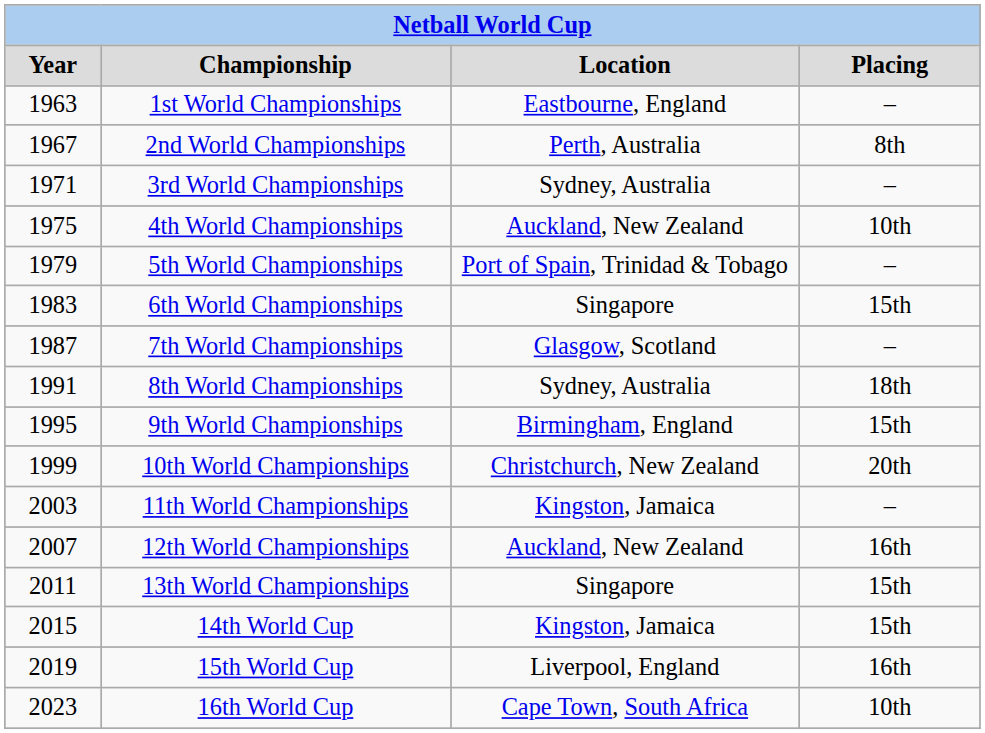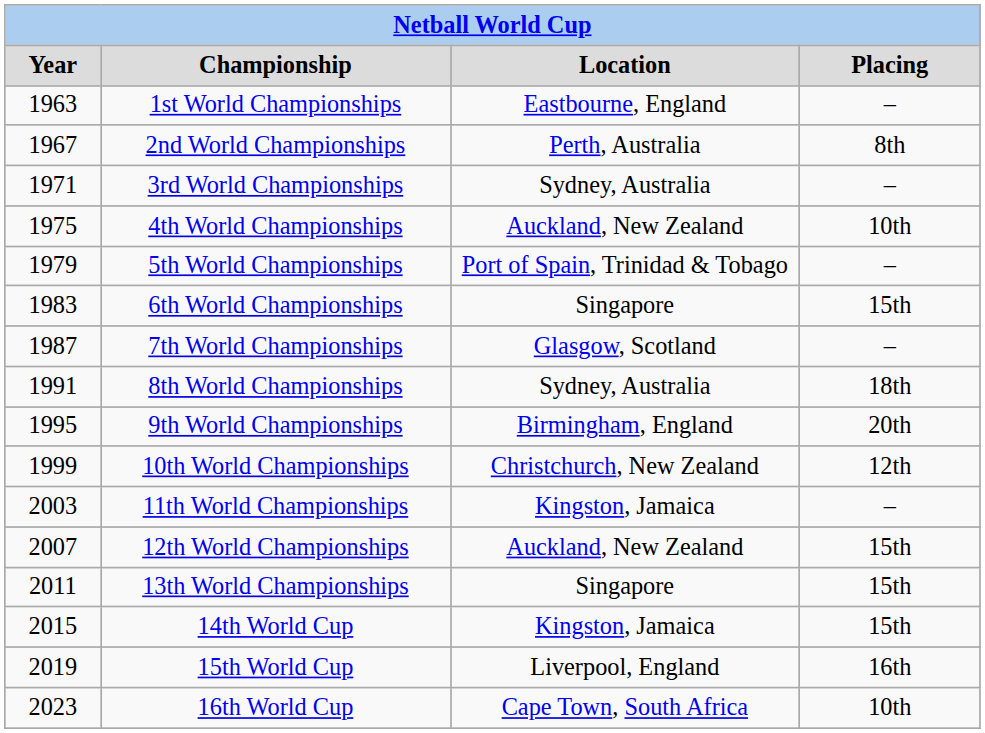(890, 426) 15th -> (890, 426) 20th
(890, 466) 20th -> (890, 466) 12th
(890, 546) 16th -> (890, 546) 15th
